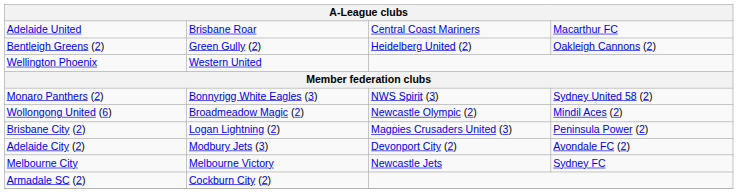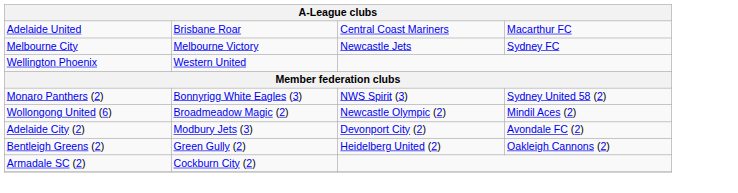rows swapped: (42, 163) <-> (55, 46)
- row: (46, 130)
